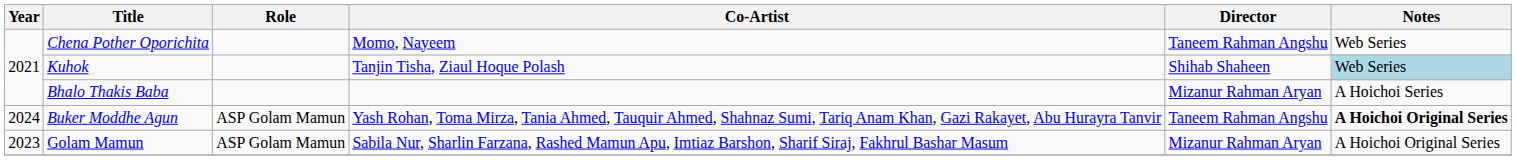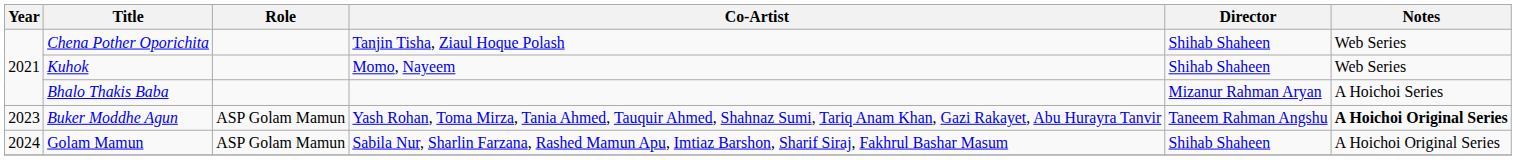(404, 42) Momo, Nayeem -> (459, 42) Tanjin Tisha, Ziaul Hoque Polash
(1248, 42) Taneem Rahman Angshu -> (1219, 42) Shihab Shaheen
(459, 67) Tanjin Tisha, Ziaul Hoque Polash -> (404, 67) Momo, Nayeem
(1371, 67) lightblue background -> (1371, 67) no background
(24, 117) 2024 -> (24, 117) 2023
(24, 142) 2023 -> (24, 142) 2024
(1245, 142) Mizanur Rahman Aryan -> (1219, 142) Shihab Shaheen
